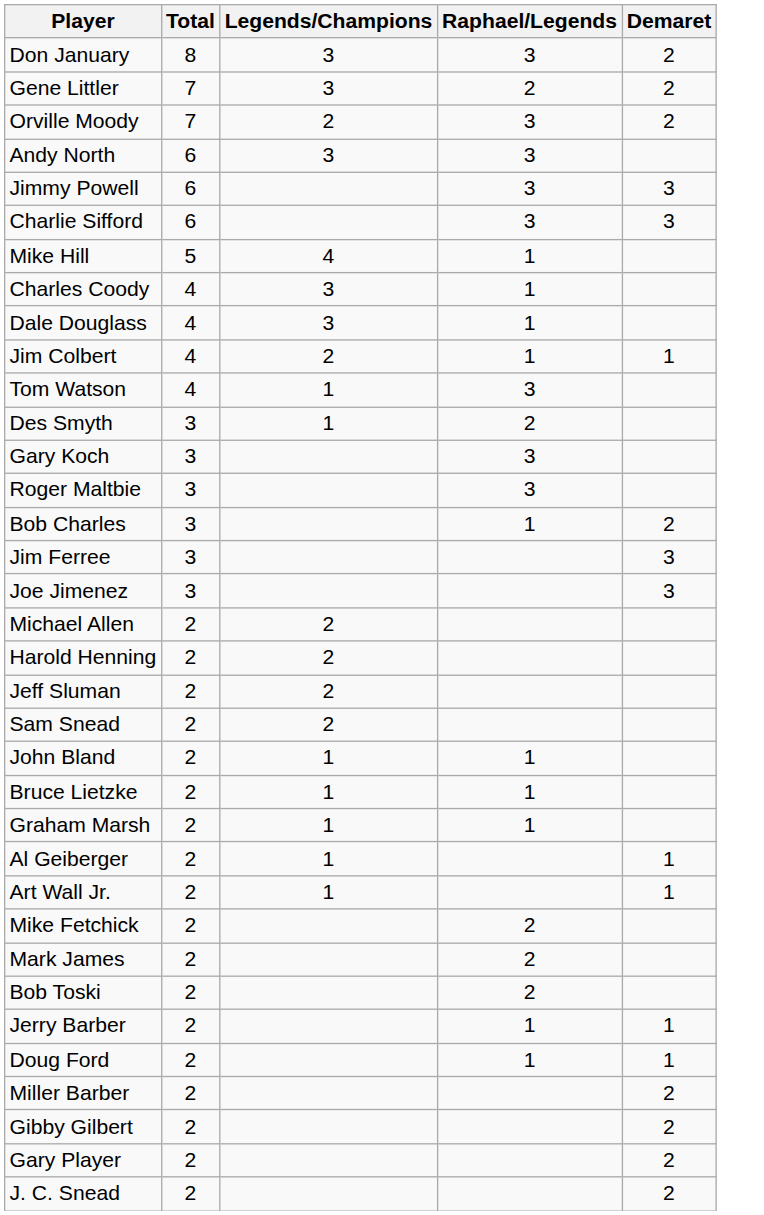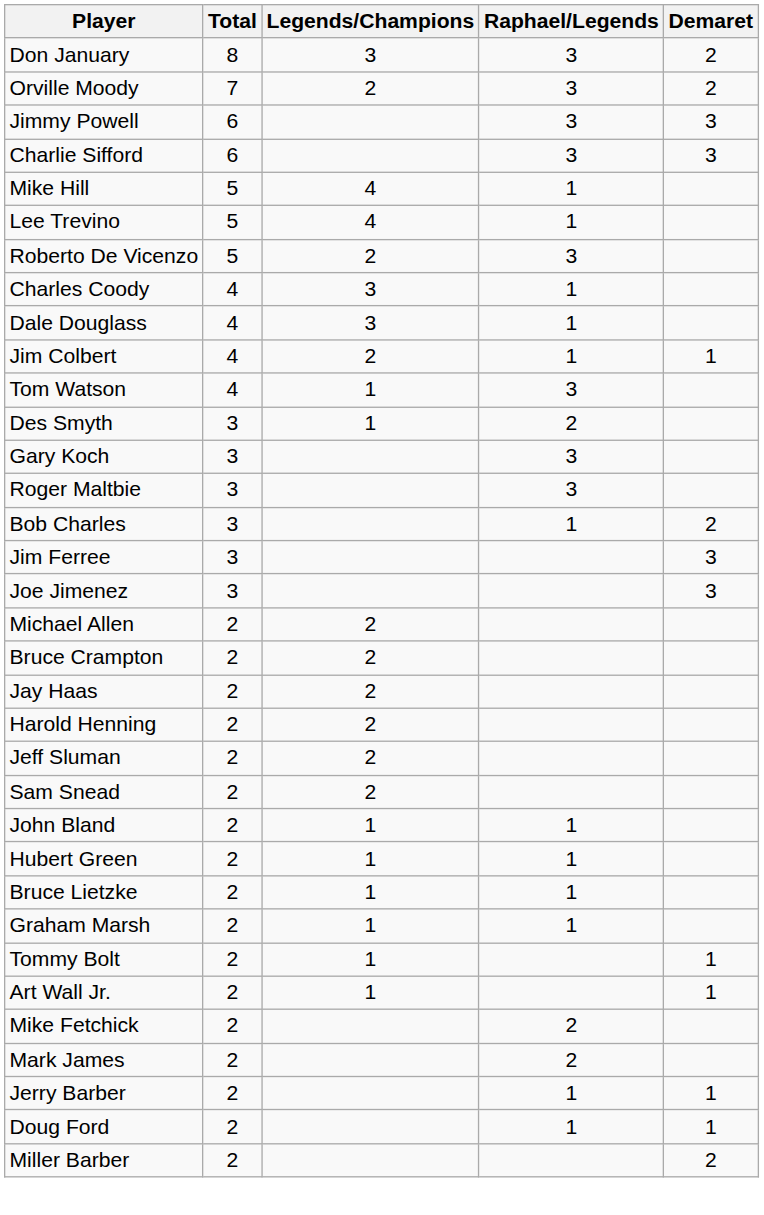- row: (64, 88)
- row: (62, 155)
+ row: (65, 222)
+ row: (104, 255)
+ row: (86, 657)
+ row: (54, 691)
+ row: (74, 858)
+ row: (65, 959)
- row: (69, 858)
- row: (55, 992)
- row: (71, 1126)
- row: (65, 1160)
- row: (65, 1193)
